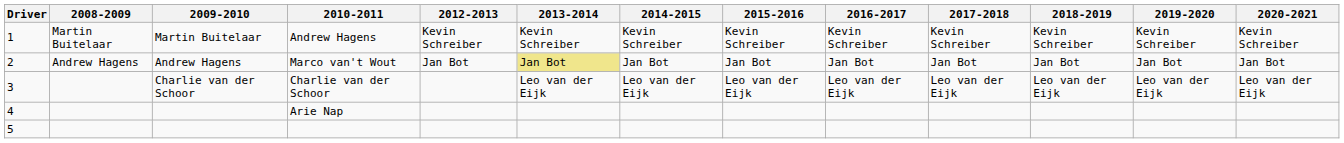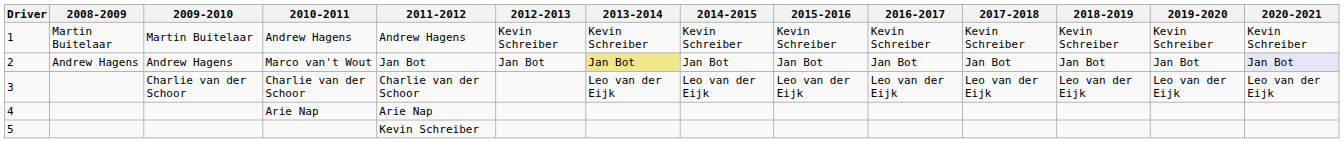+ column: (436, 13)
(1262, 62) no background -> (1271, 62) lavender background
